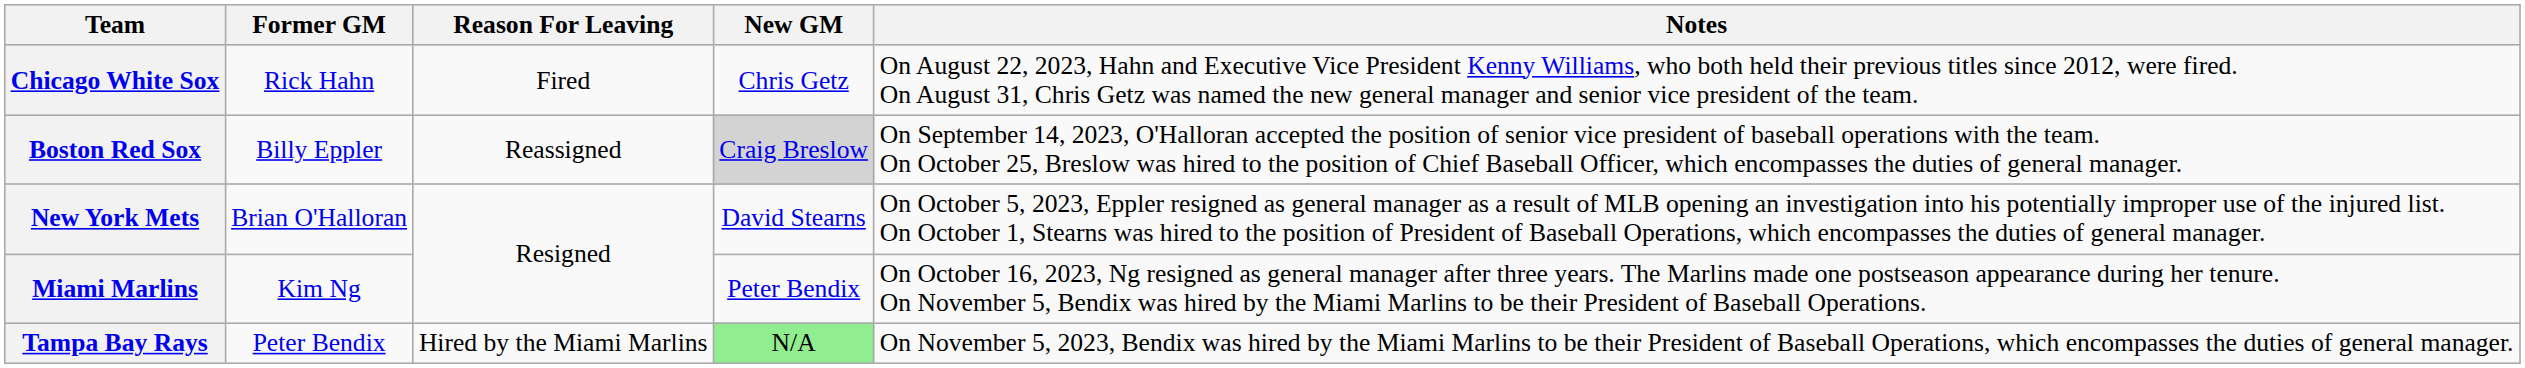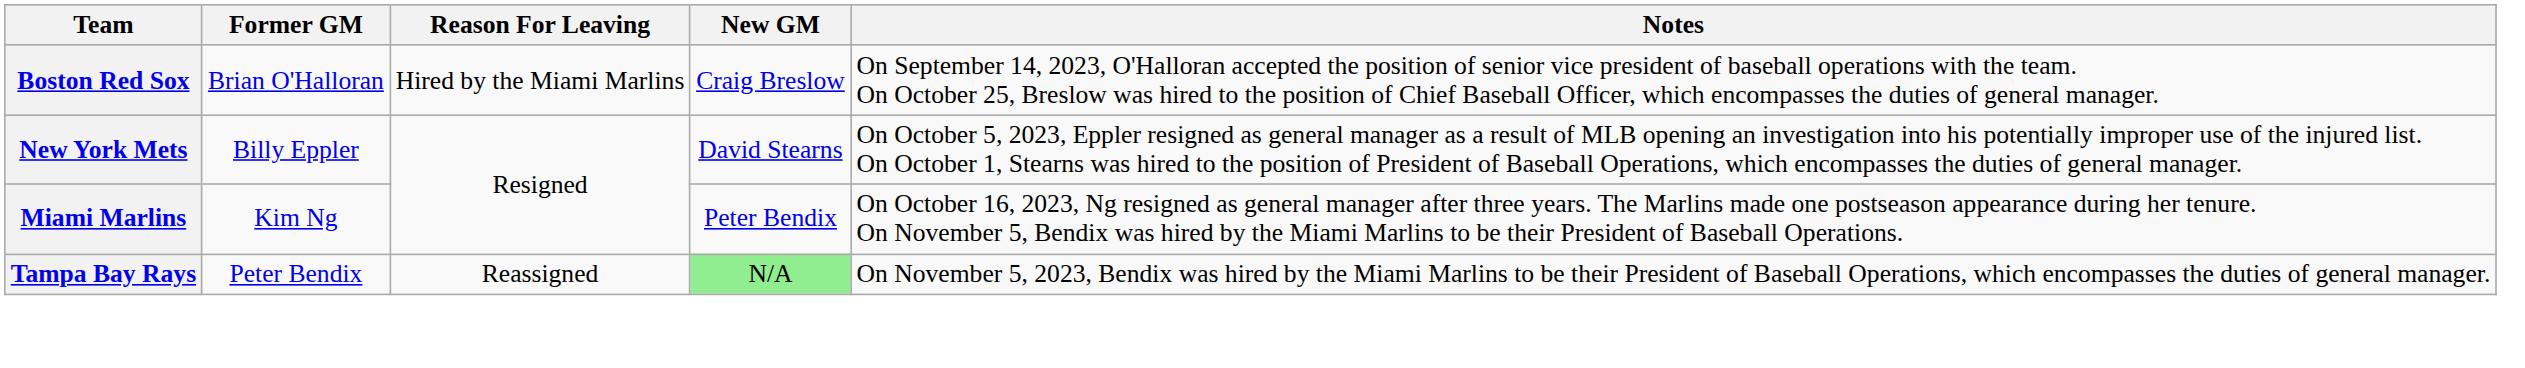- row: (115, 79)
(319, 149) Billy Eppler -> (296, 79) Brian O'Halloran
(563, 149) Reassigned -> (540, 79) Hired by the Miami Marlins
(794, 149) lightgrey background -> (770, 79) no background
(319, 218) Brian O'Halloran -> (296, 149) Billy Eppler
(563, 342) Hired by the Miami Marlins -> (540, 273) Reassigned
